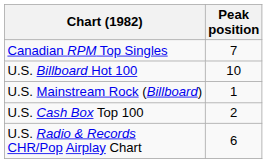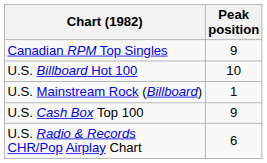(234, 50) 7 -> (234, 50) 9
(234, 112) 2 -> (234, 112) 9
